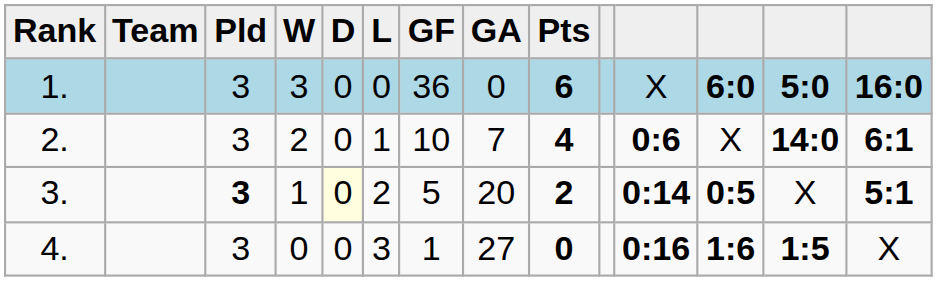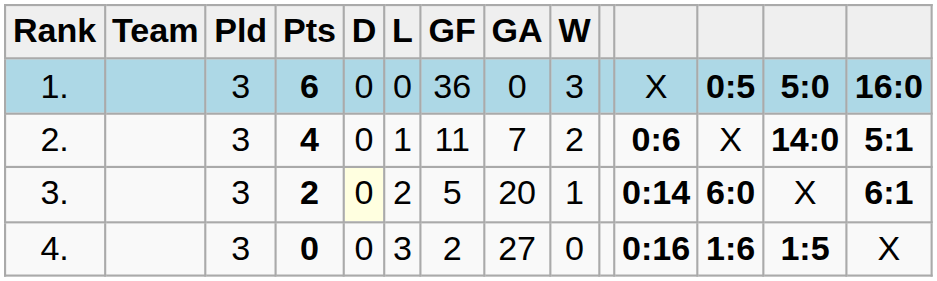columns swapped: (299, 31) <-> (564, 31)
(731, 85) 6:0 -> (731, 85) 0:5
(431, 139) 10 -> (452, 139) 11
(889, 139) 6:1 -> (889, 139) 5:1
(241, 193) bold -> (241, 193) normal
(731, 193) 0:5 -> (731, 193) 6:0
(889, 193) 5:1 -> (889, 193) 6:1
(431, 247) 1 -> (452, 247) 2
